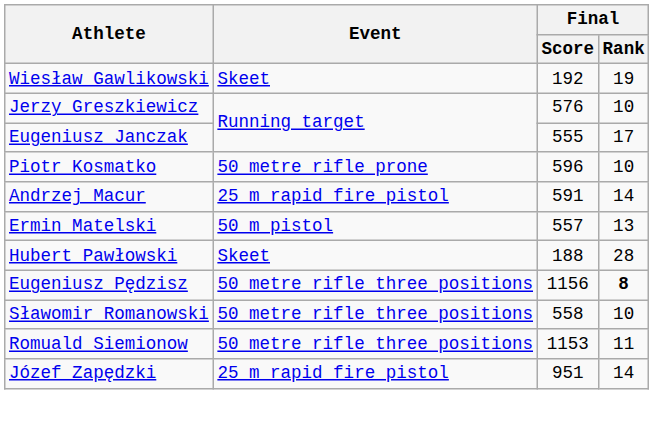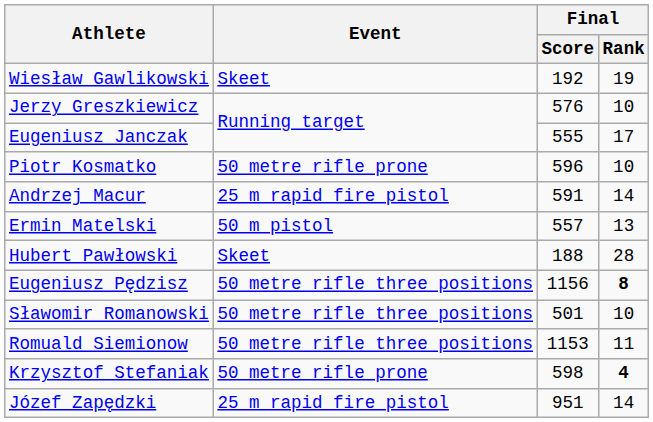(568, 314) 558 -> (568, 314) 501
+ row: (109, 373)
